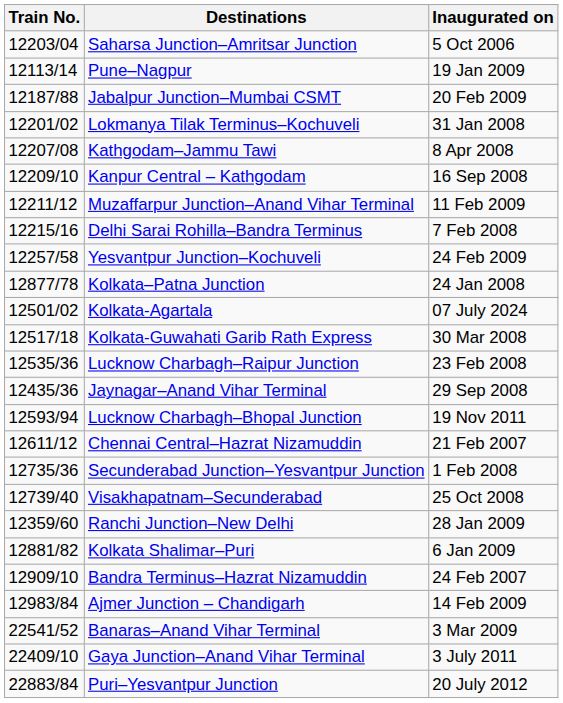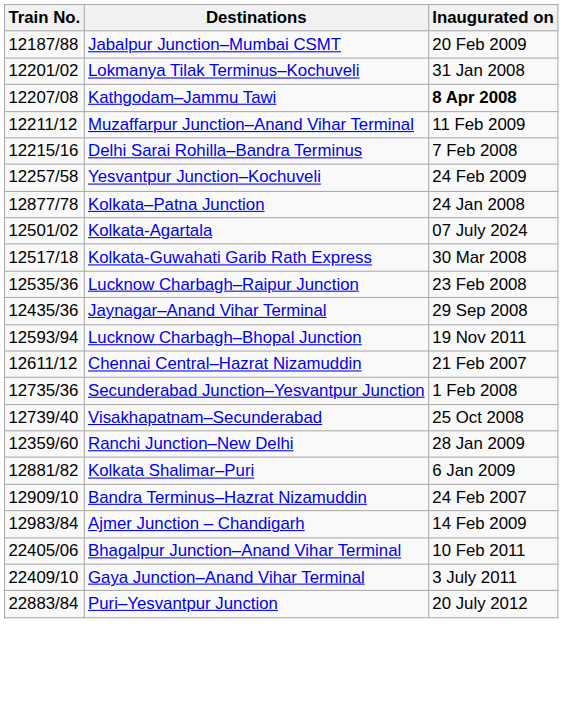- row: (222, 44)
- row: (140, 71)
(473, 151) normal -> (474, 97) bold
- row: (197, 177)
+ row: (245, 550)
- row: (204, 630)
